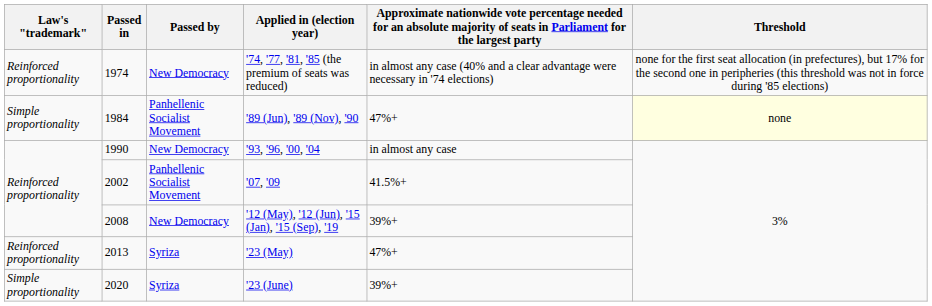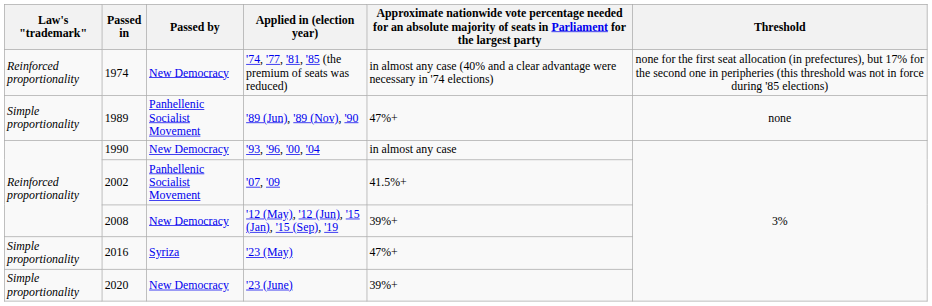(117, 118) 1984 -> (117, 118) 1989
(780, 118) lightyellow background -> (780, 118) no background
(43, 253) Reinforced proportionality -> (43, 253) Simple proportionality
(117, 253) 2013 -> (117, 253) 2016
(164, 285) Syriza -> (189, 285) New Democracy
